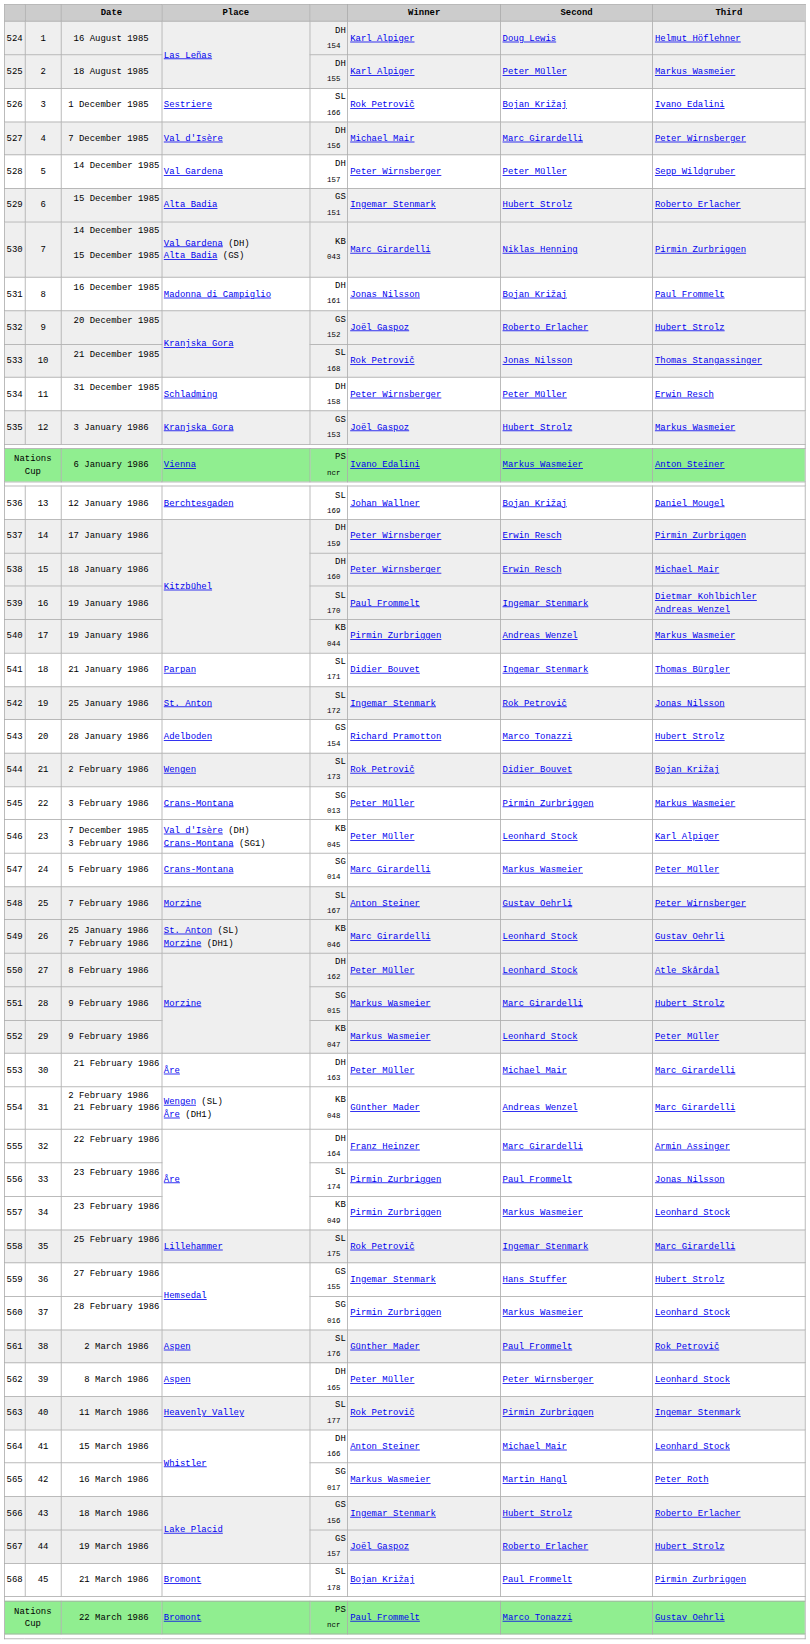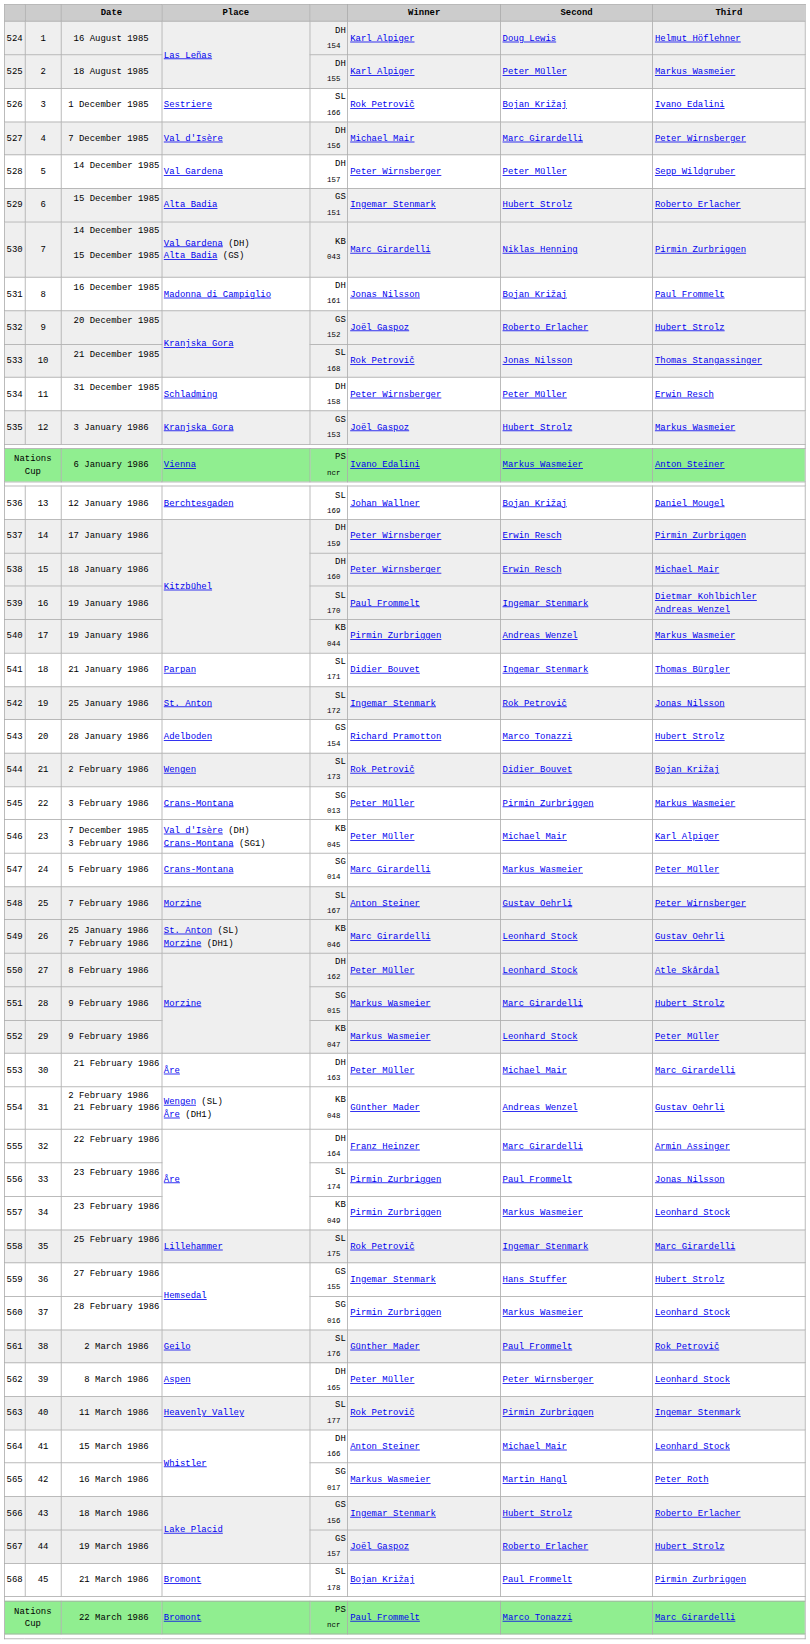(540, 837) Leonhard Stock -> (535, 837) Michael Mair
(695, 1108) Marc Girardelli -> (690, 1108) Gustav Oehrli
(177, 1347) Aspen -> (177, 1347) Geilo
(690, 1618) Gustav Oehrli -> (695, 1618) Marc Girardelli
